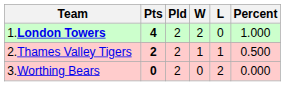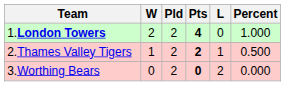columns swapped: (153, 14) <-> (200, 14)
